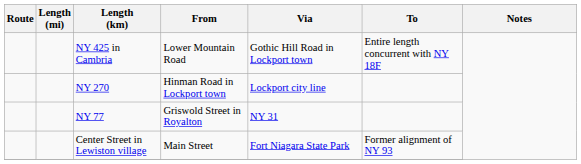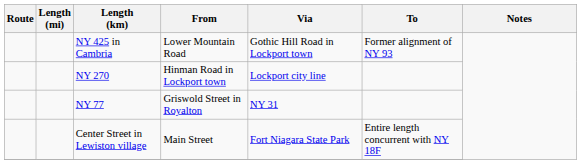(407, 53) Entire length concurrent with NY 18F -> (408, 47) Former alignment of NY 93
(408, 145) Former alignment of NY 93 -> (407, 139) Entire length concurrent with NY 18F
